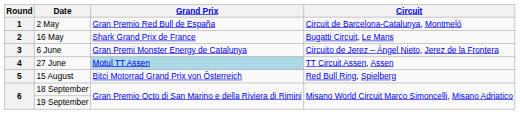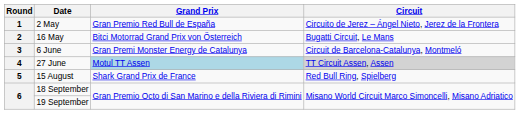(384, 24) Circuit de Barcelona-Catalunya, Montmeló -> (402, 24) Circuito de Jerez – Ángel Nieto, Jerez de la Frontera
(144, 37) Shark Grand Prix de France -> (167, 37) Bitci Motorrad Grand Prix von Österreich
(402, 50) Circuito de Jerez – Ángel Nieto, Jerez de la Frontera -> (384, 50) Circuit de Barcelona-Catalunya, Montmeló
(350, 63) no background -> (350, 63) lightgrey background
(167, 76) Bitci Motorrad Grand Prix von Österreich -> (144, 76) Shark Grand Prix de France
